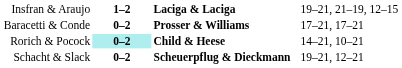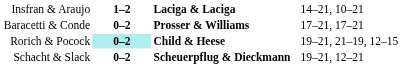(349, 9) 19–21, 21–19, 12–15 -> (332, 9) 14–21, 10–21
(332, 41) 14–21, 10–21 -> (349, 41) 19–21, 21–19, 12–15
